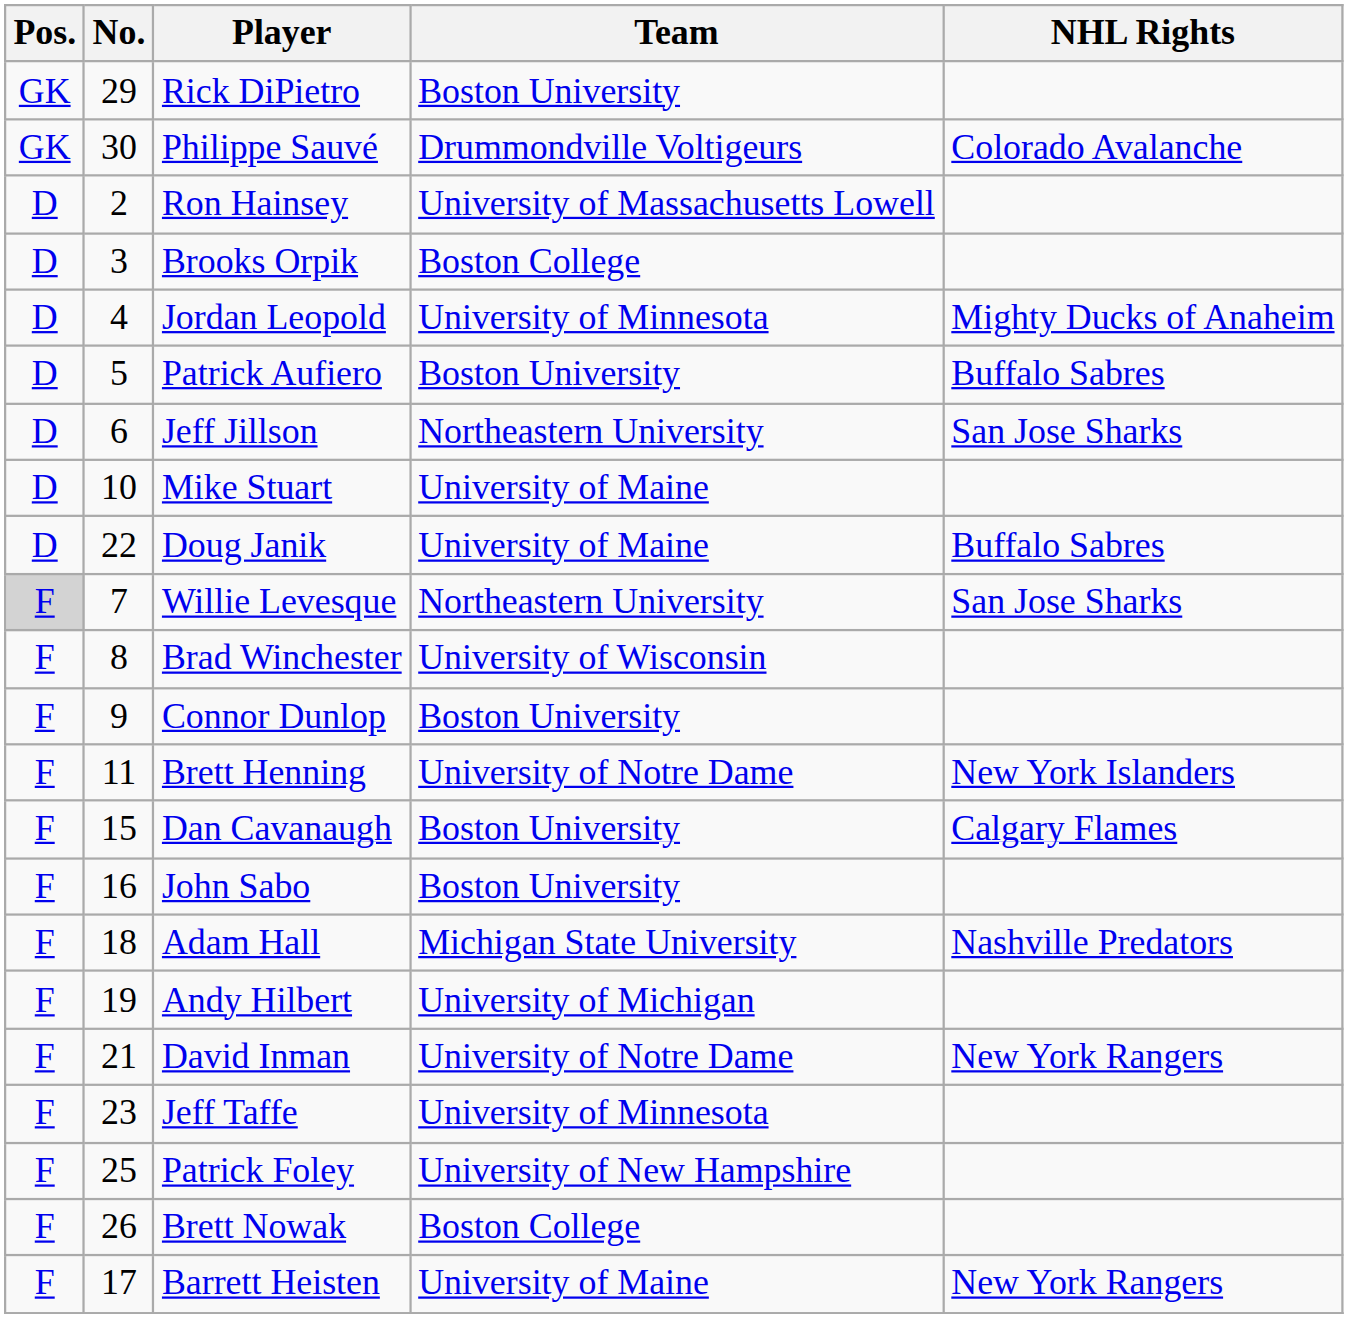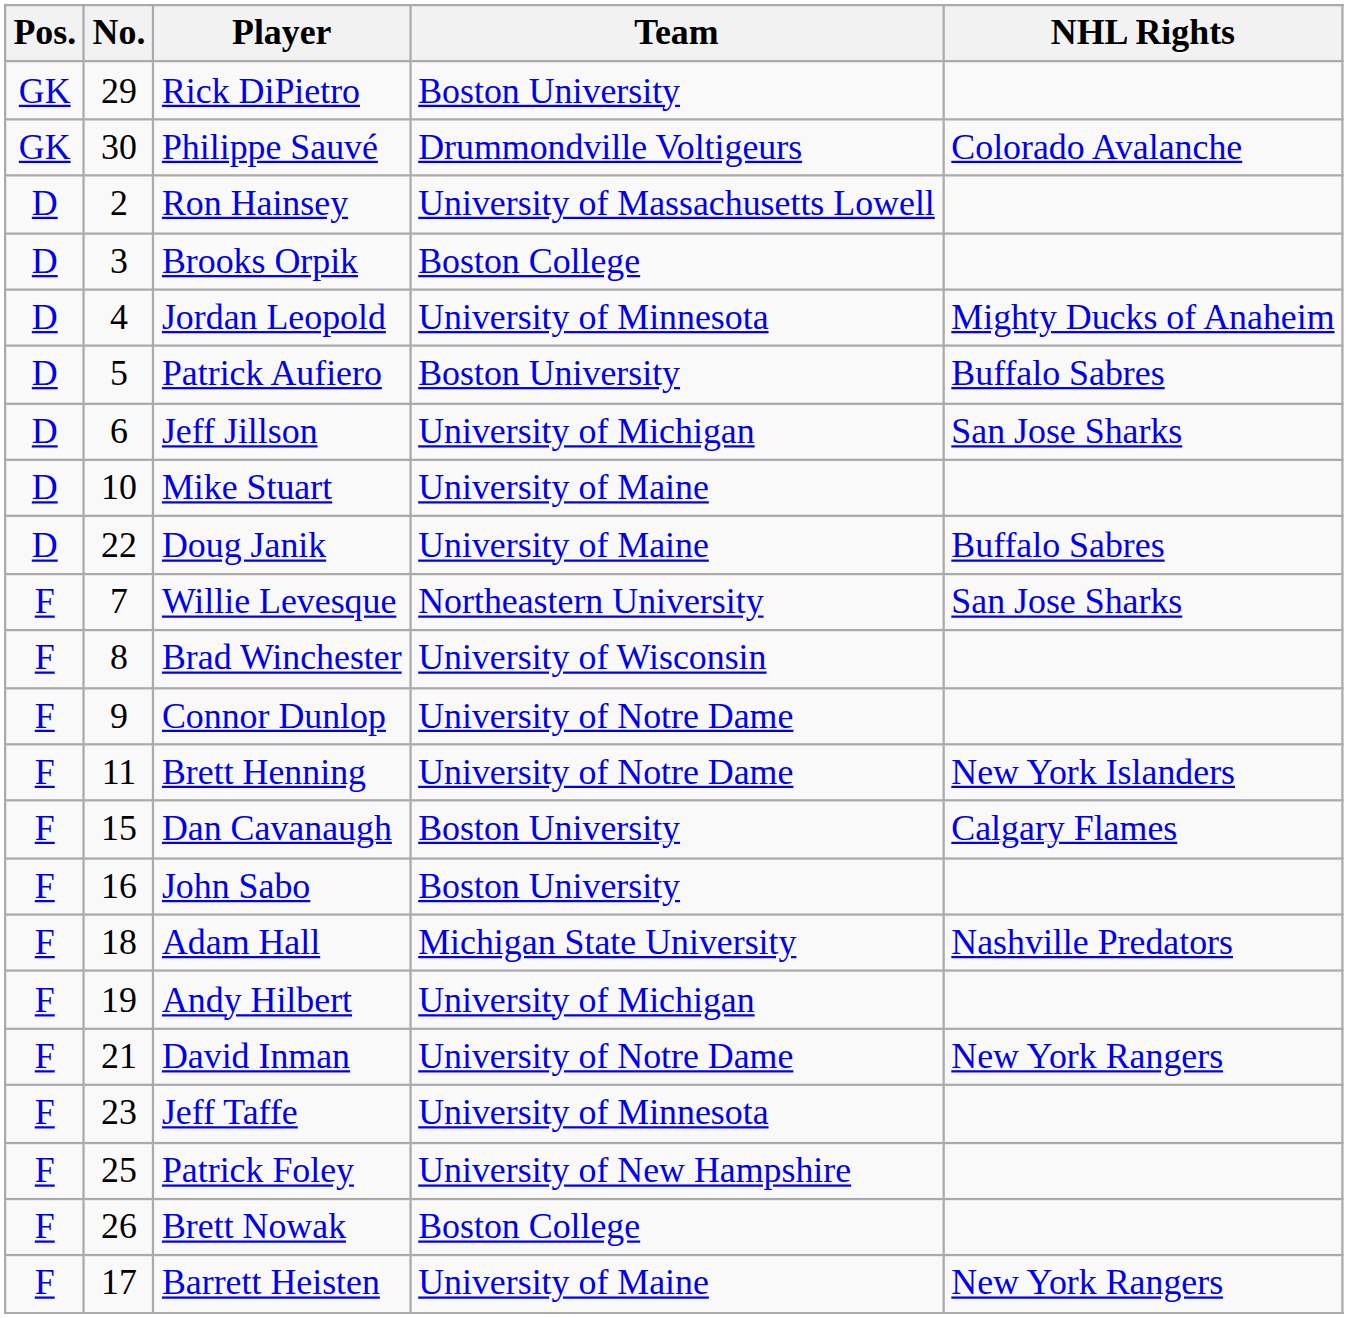(591, 430) Northeastern University -> (586, 430) University of Michigan
(45, 601) lightgrey background -> (45, 601) no background
(549, 715) Boston University -> (606, 715) University of Notre Dame
